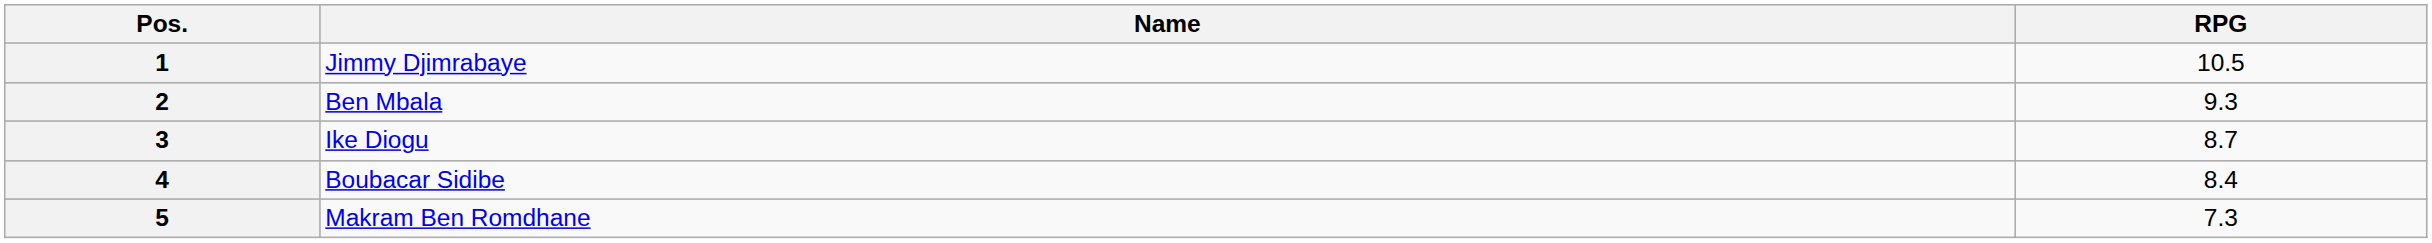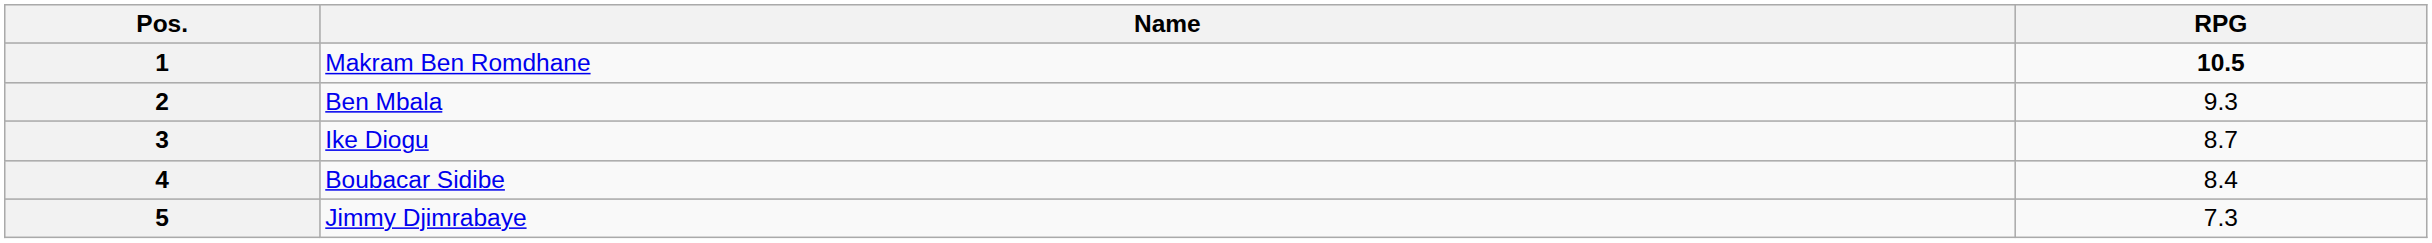(426, 62) Jimmy Djimrabaye -> (458, 62) Makram Ben Romdhane
(2221, 62) normal -> (2221, 62) bold
(458, 218) Makram Ben Romdhane -> (426, 218) Jimmy Djimrabaye
